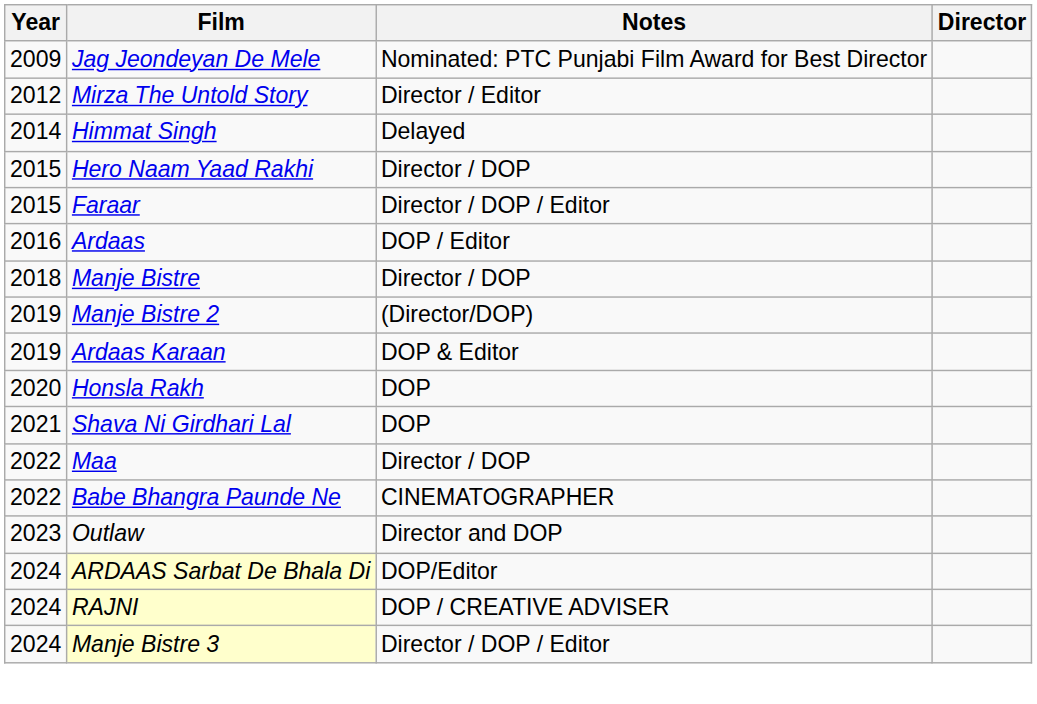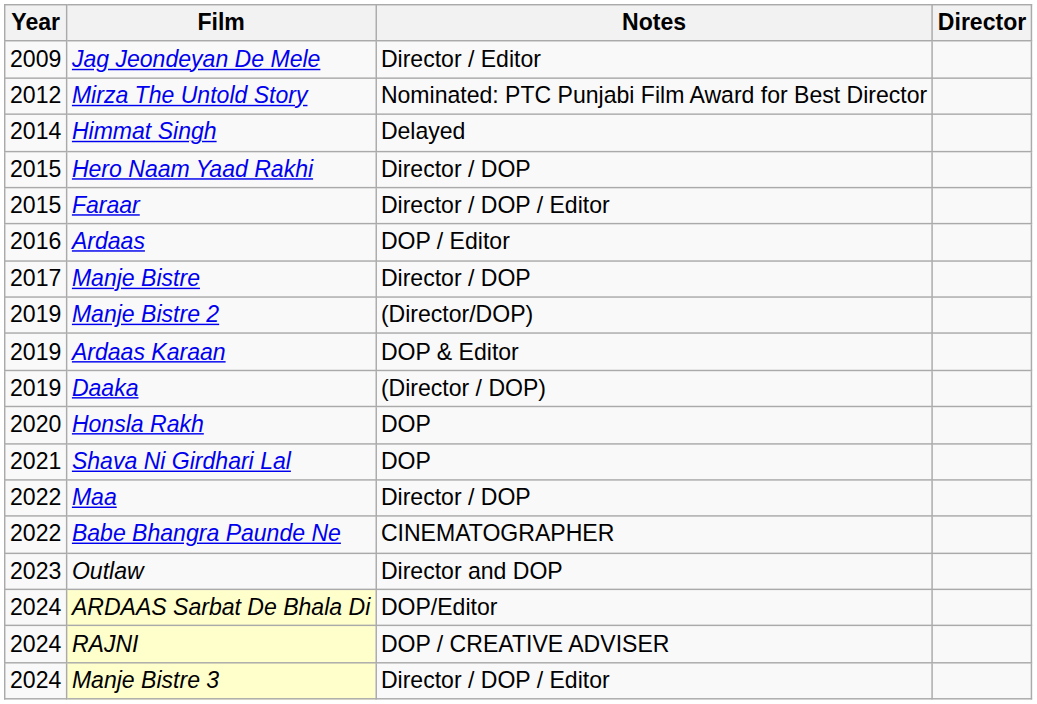(654, 59) Nominated: PTC Punjabi Film Award for Best Director -> (461, 59) Director / Editor
(461, 95) Director / Editor -> (654, 95) Nominated: PTC Punjabi Film Award for Best Director
(36, 278) 2018 -> (36, 278) 2017
+ row: (105, 388)
